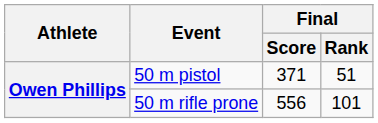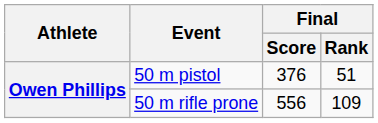(291, 76) 371 -> (291, 76) 376
(346, 104) 101 -> (346, 104) 109
